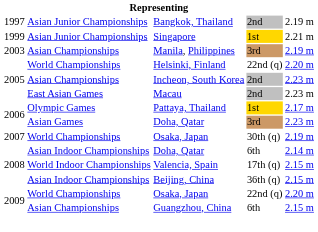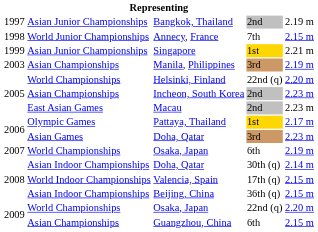+ row: (14, 36)
(264, 136) 30th (q) -> (254, 150) 6th
(254, 150) 6th -> (264, 165) 30th (q)
